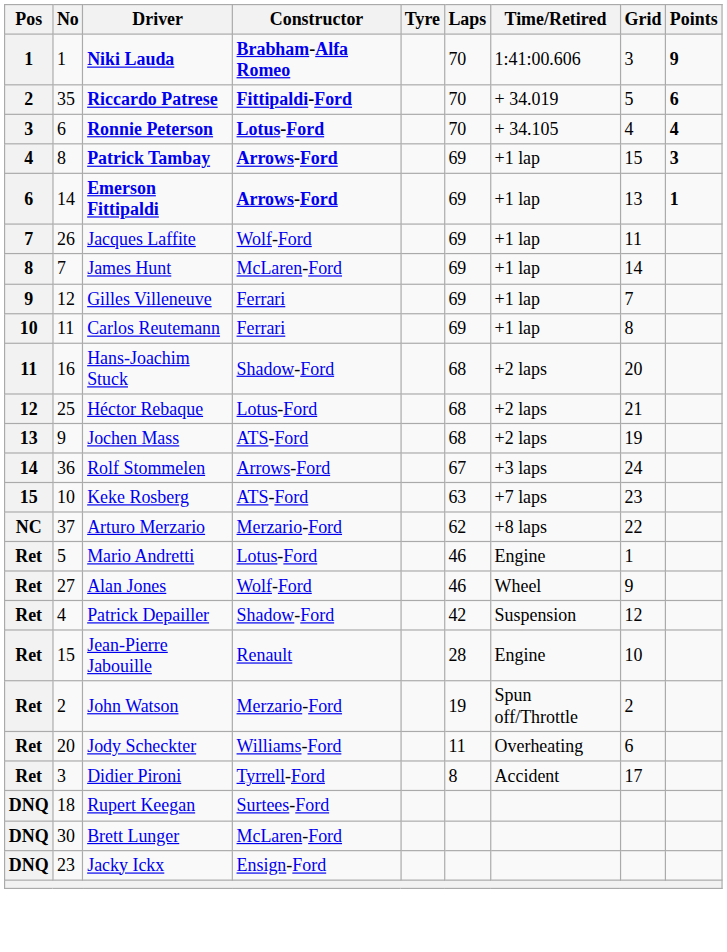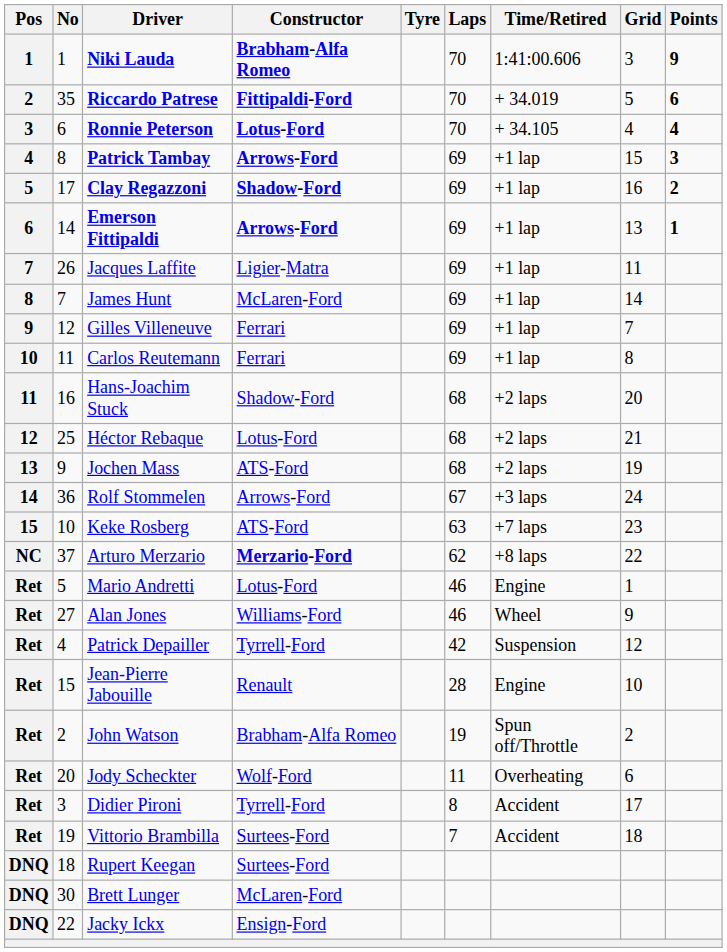+ row: (147, 188)
(274, 239) Wolf-Ford -> (283, 268) Ligier-Matra
(289, 526) normal -> (294, 556) bold
(274, 585) Wolf-Ford -> (289, 615) Williams-Ford
(285, 615) Shadow-Ford -> (281, 645) Tyrrell-Ford
(289, 706) Merzario-Ford -> (316, 736) Brabham-Alfa Romeo
(289, 746) Williams-Ford -> (274, 776) Wolf-Ford
+ row: (153, 835)
(66, 865) 23 -> (66, 924) 22
